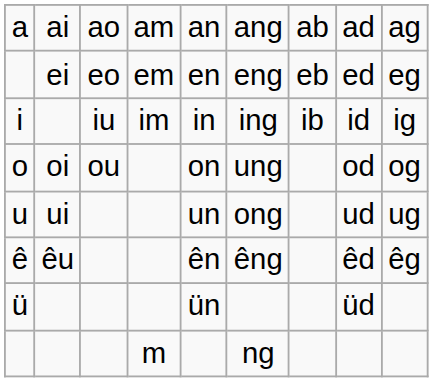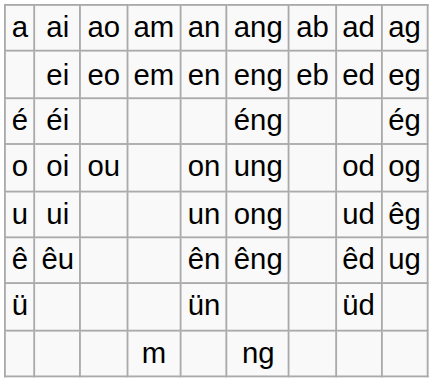+ row: (20, 120)
- row: (20, 120)
(405, 213) ug -> (405, 213) êg
(405, 259) êg -> (405, 259) ug
